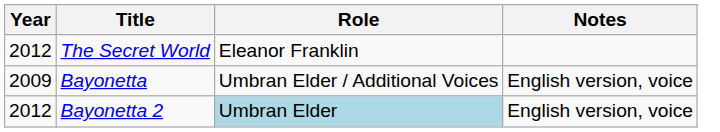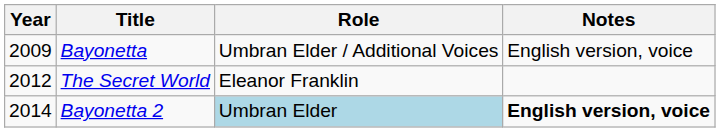rows swapped: (104, 80) <-> (135, 50)
(30, 111) 2012 -> (30, 111) 2014
(600, 111) normal -> (609, 111) bold
